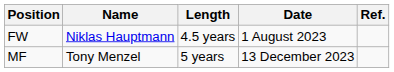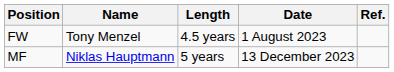(120, 36) Niklas Hauptmann -> (103, 36) Tony Menzel
(103, 57) Tony Menzel -> (120, 57) Niklas Hauptmann
